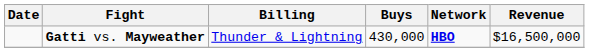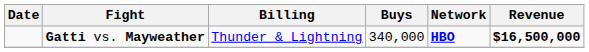(397, 37) 430,000 -> (397, 37) 340,000
(537, 37) normal -> (537, 37) bold
